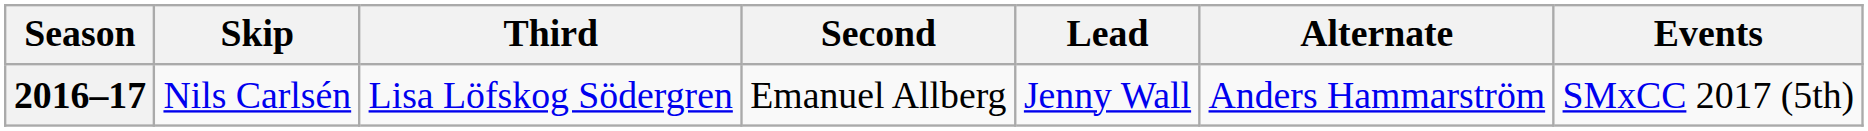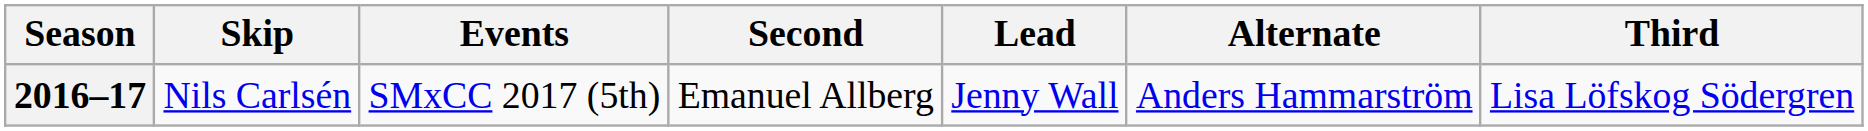columns swapped: (551, 34) <-> (1708, 34)
